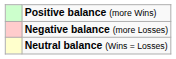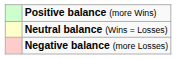rows swapped: (96, 45) <-> (96, 29)
